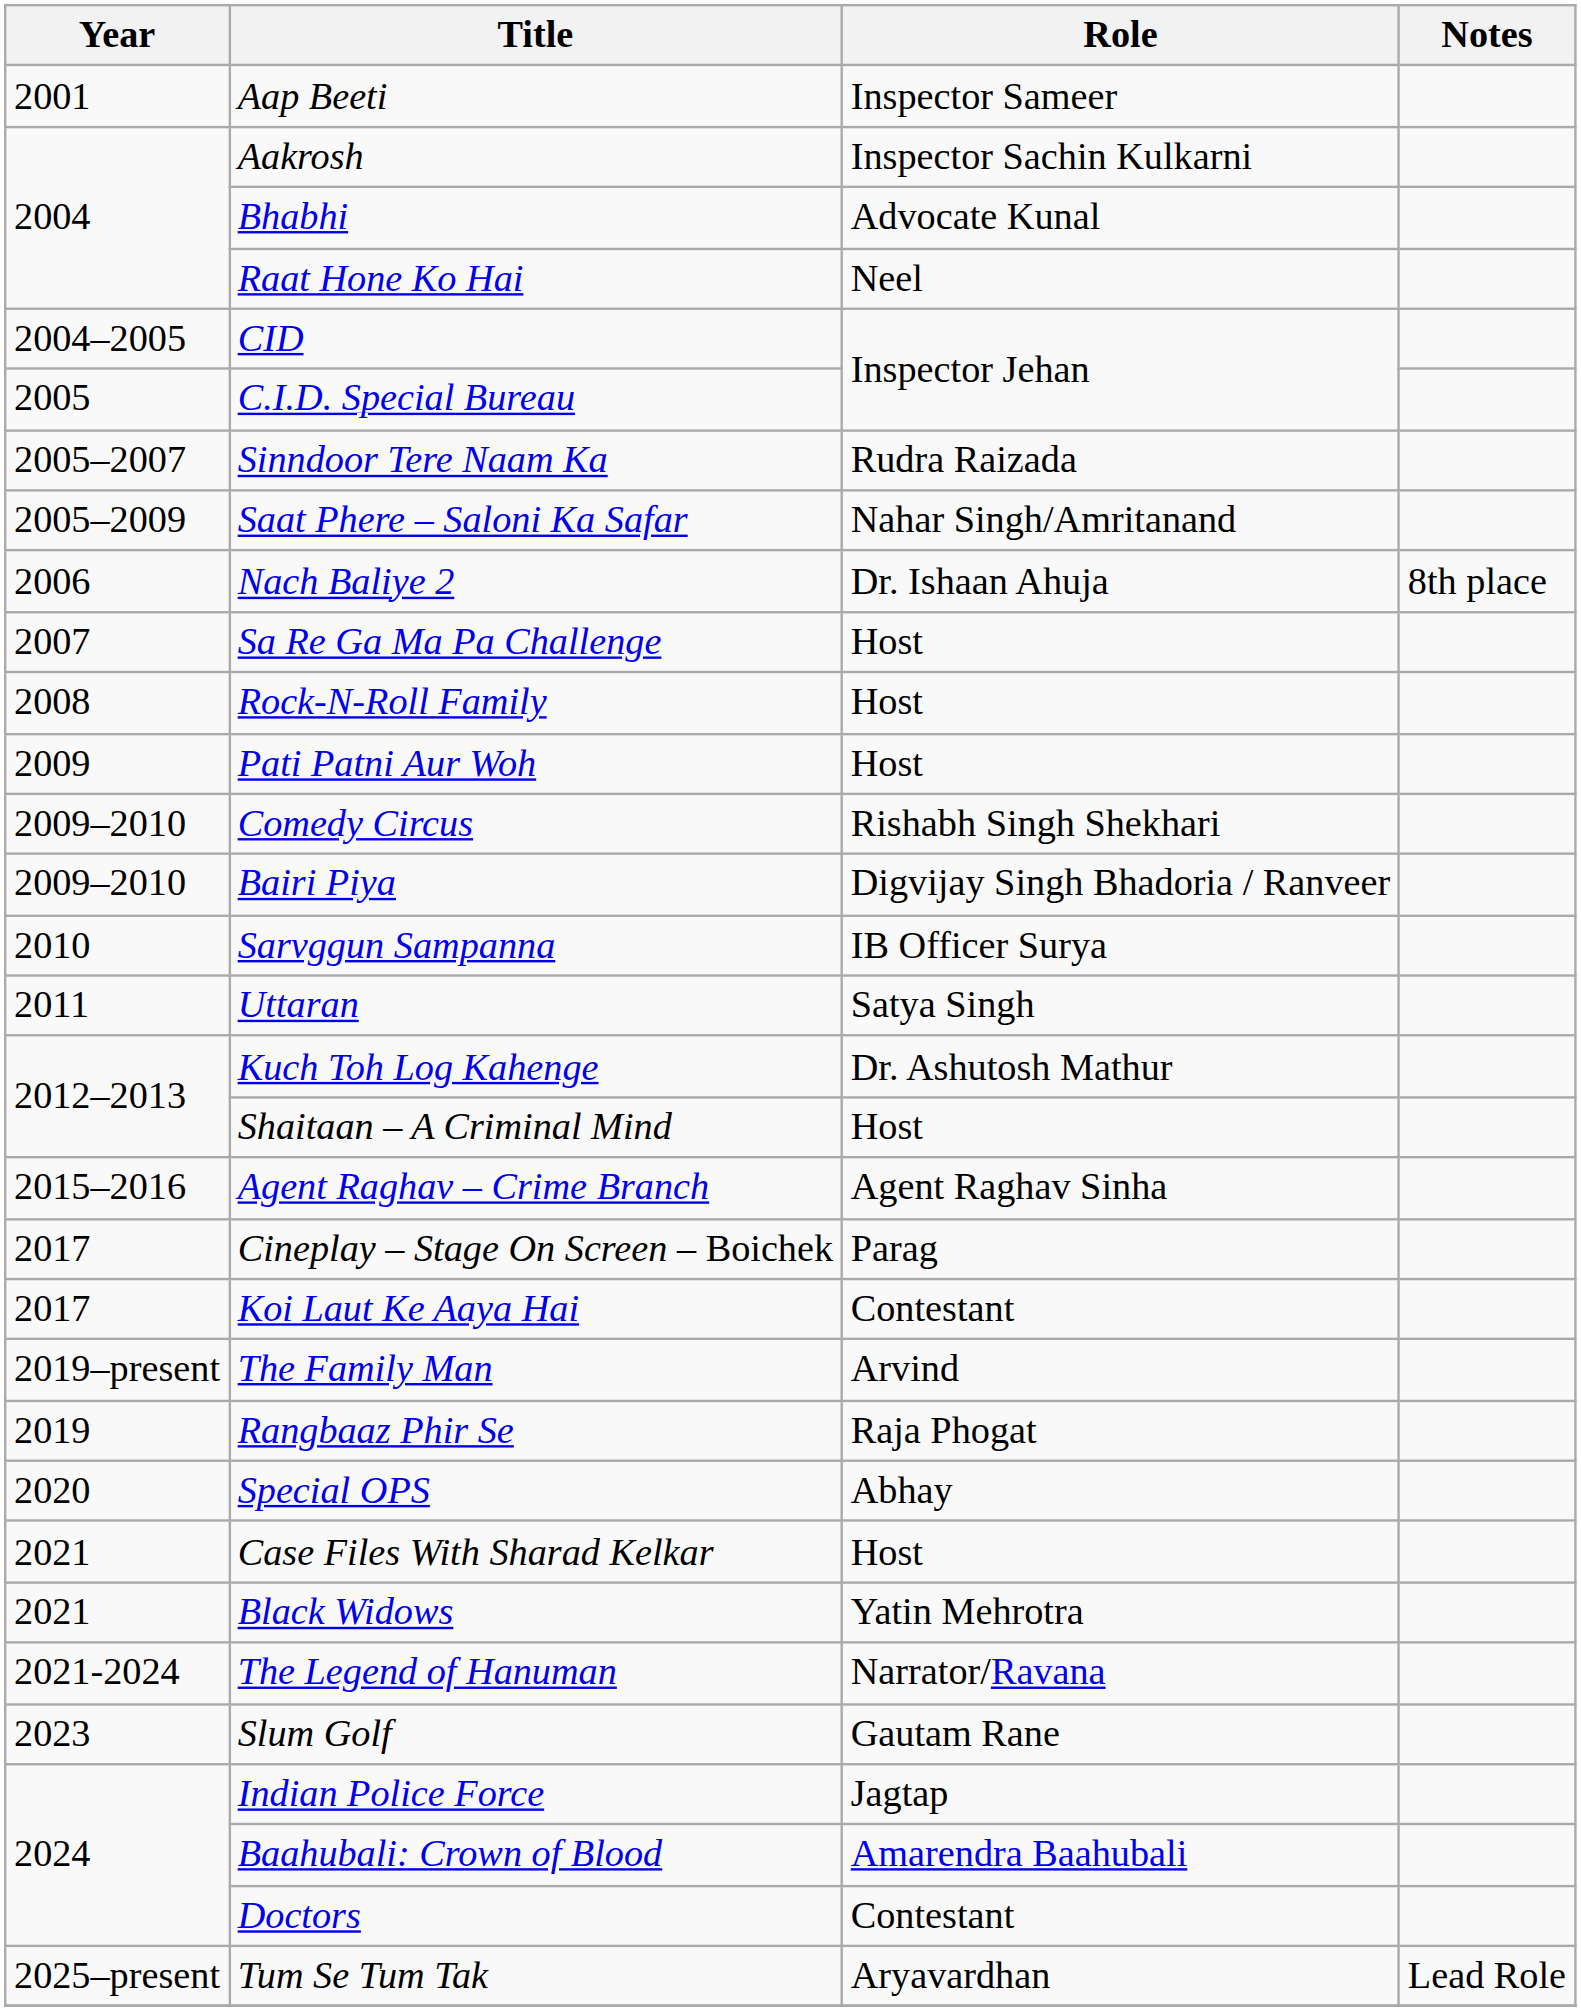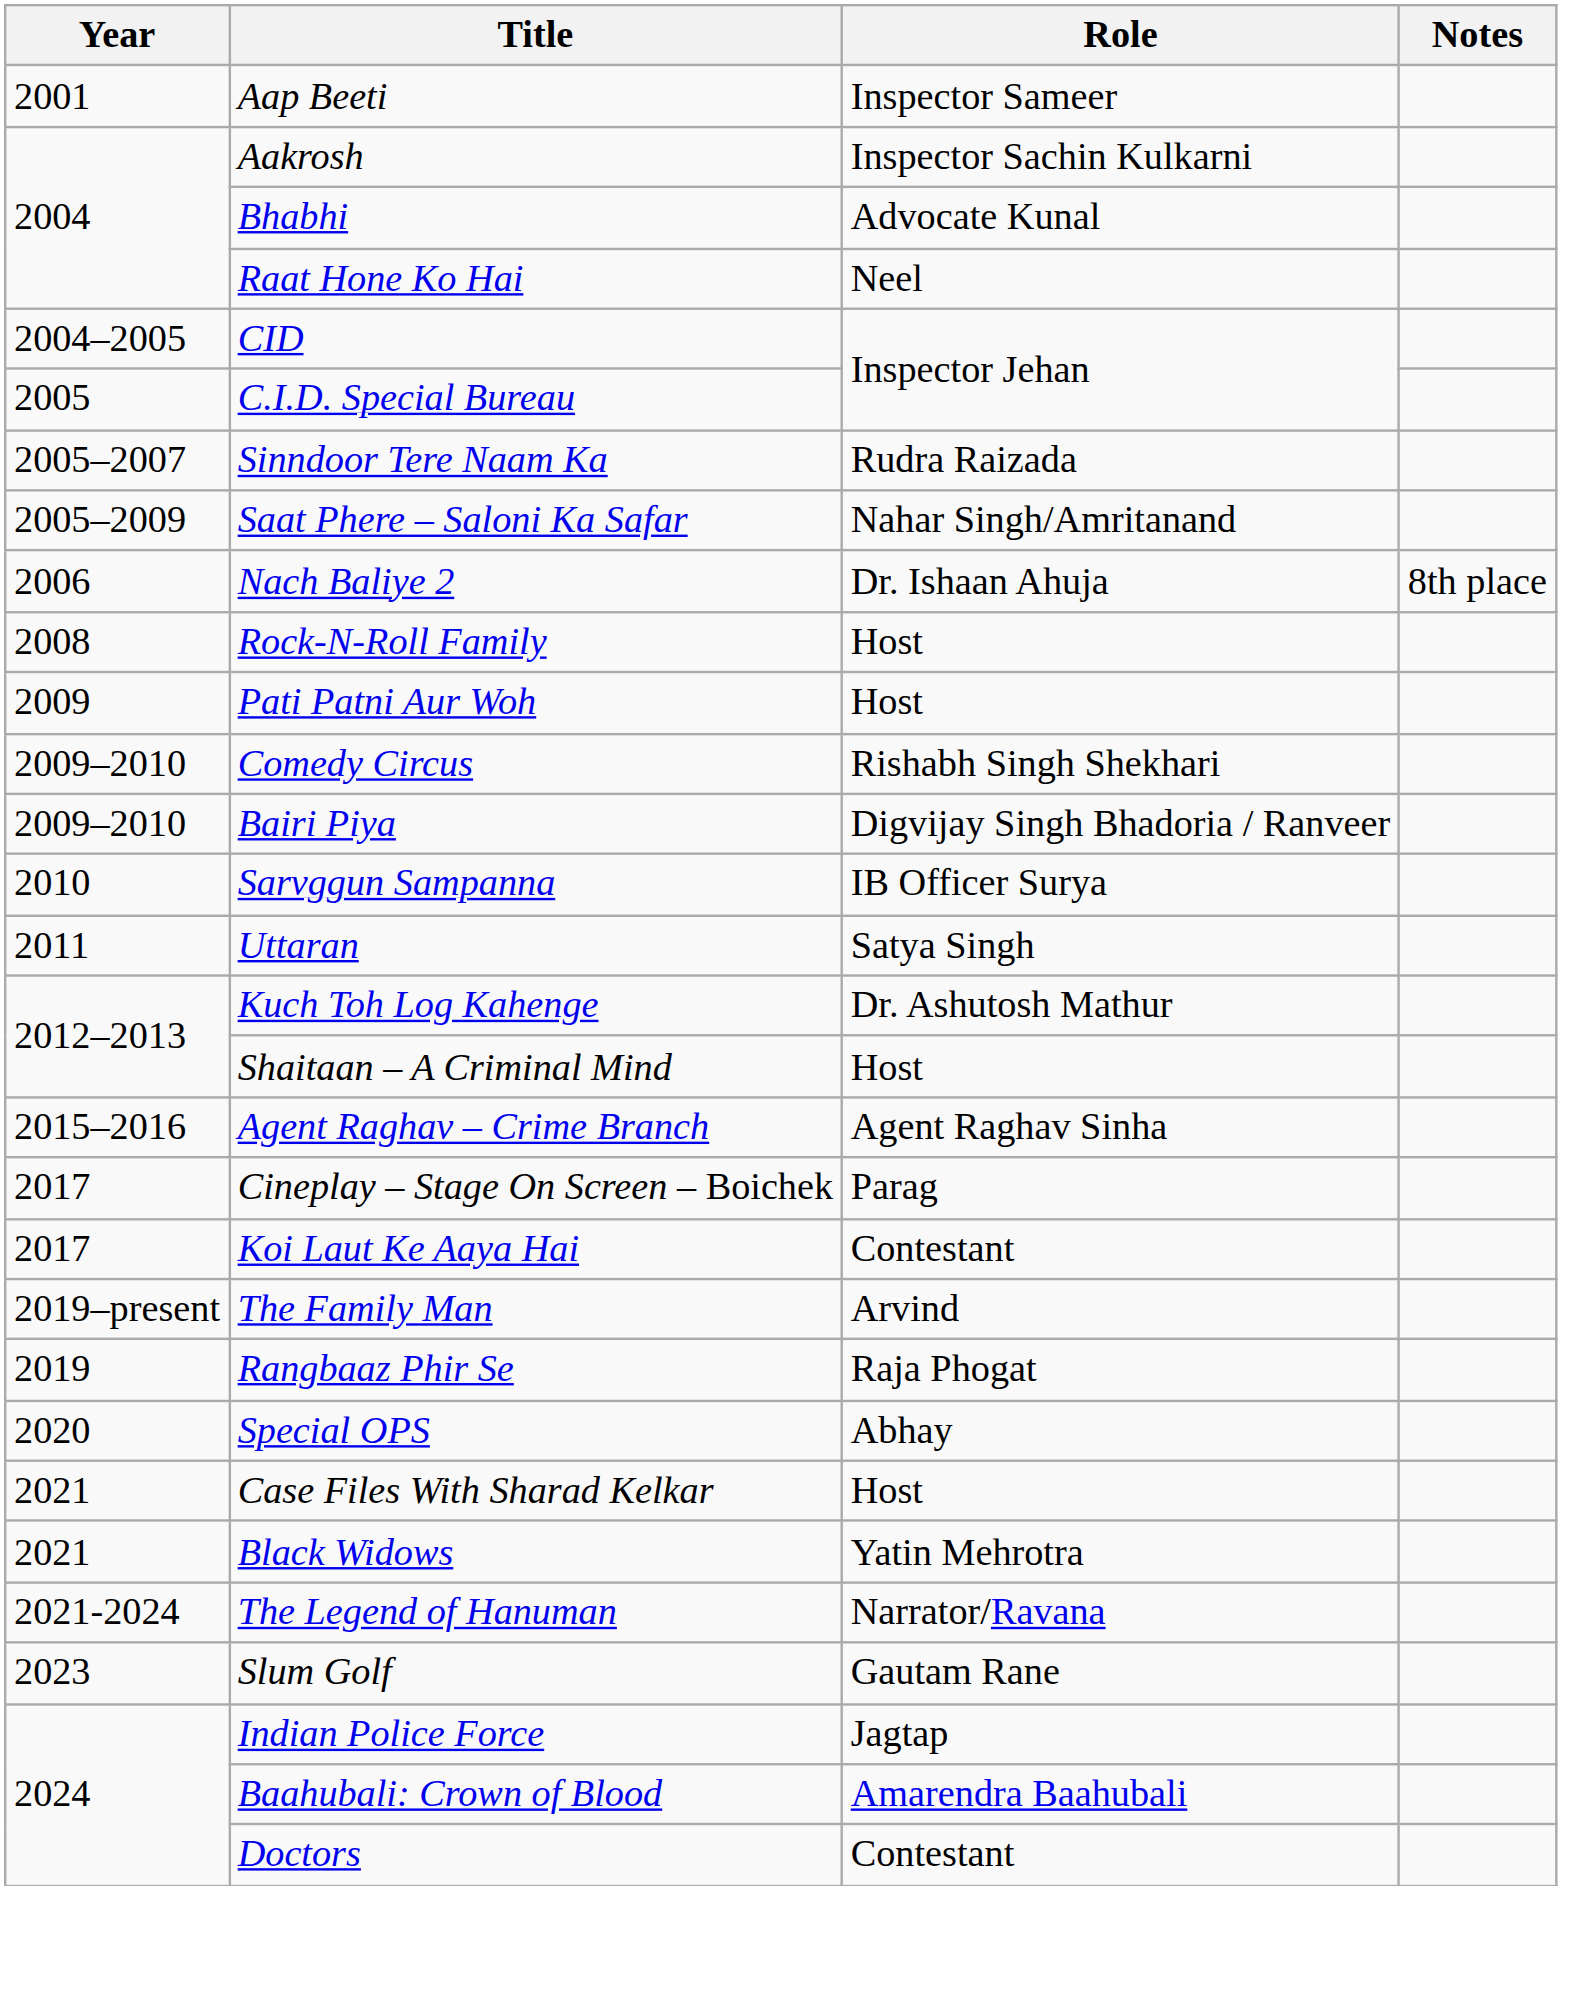- row: (450, 641)
- row: (363, 1975)
